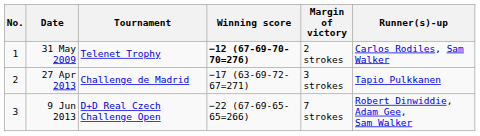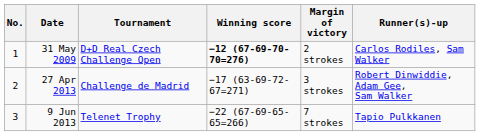(121, 55) Telenet Trophy -> (121, 55) D+D Real Czech Challenge Open
(398, 81) Tapio Pulkkanen -> (404, 86) Robert Dinwiddie, Adam Gee, Sam Walker
(121, 112) D+D Real Czech Challenge Open -> (121, 118) Telenet Trophy
(404, 112) Robert Dinwiddie, Adam Gee, Sam Walker -> (398, 118) Tapio Pulkkanen
